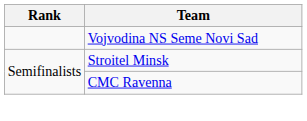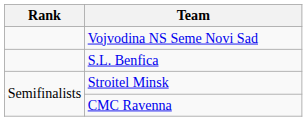+ row: (123, 60)
